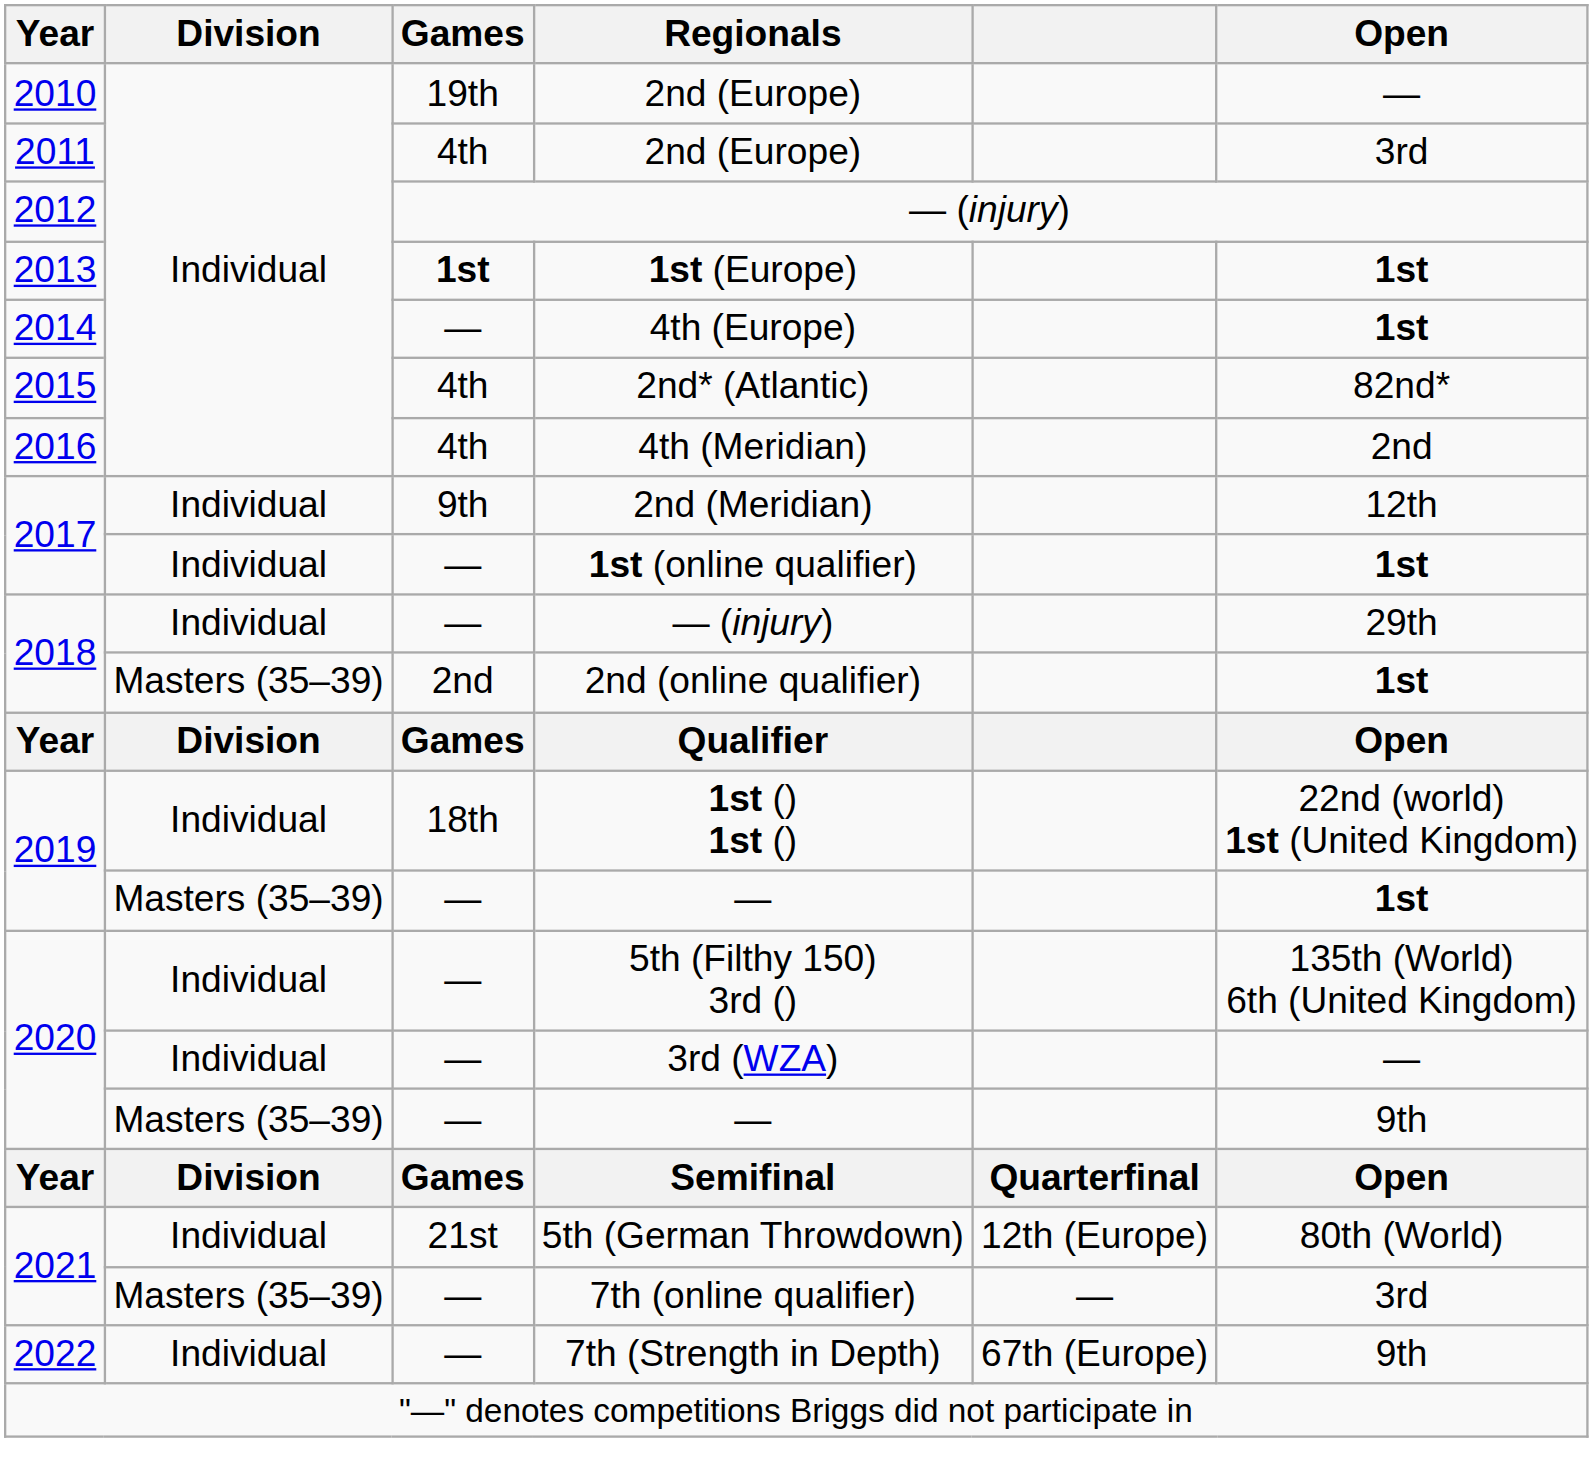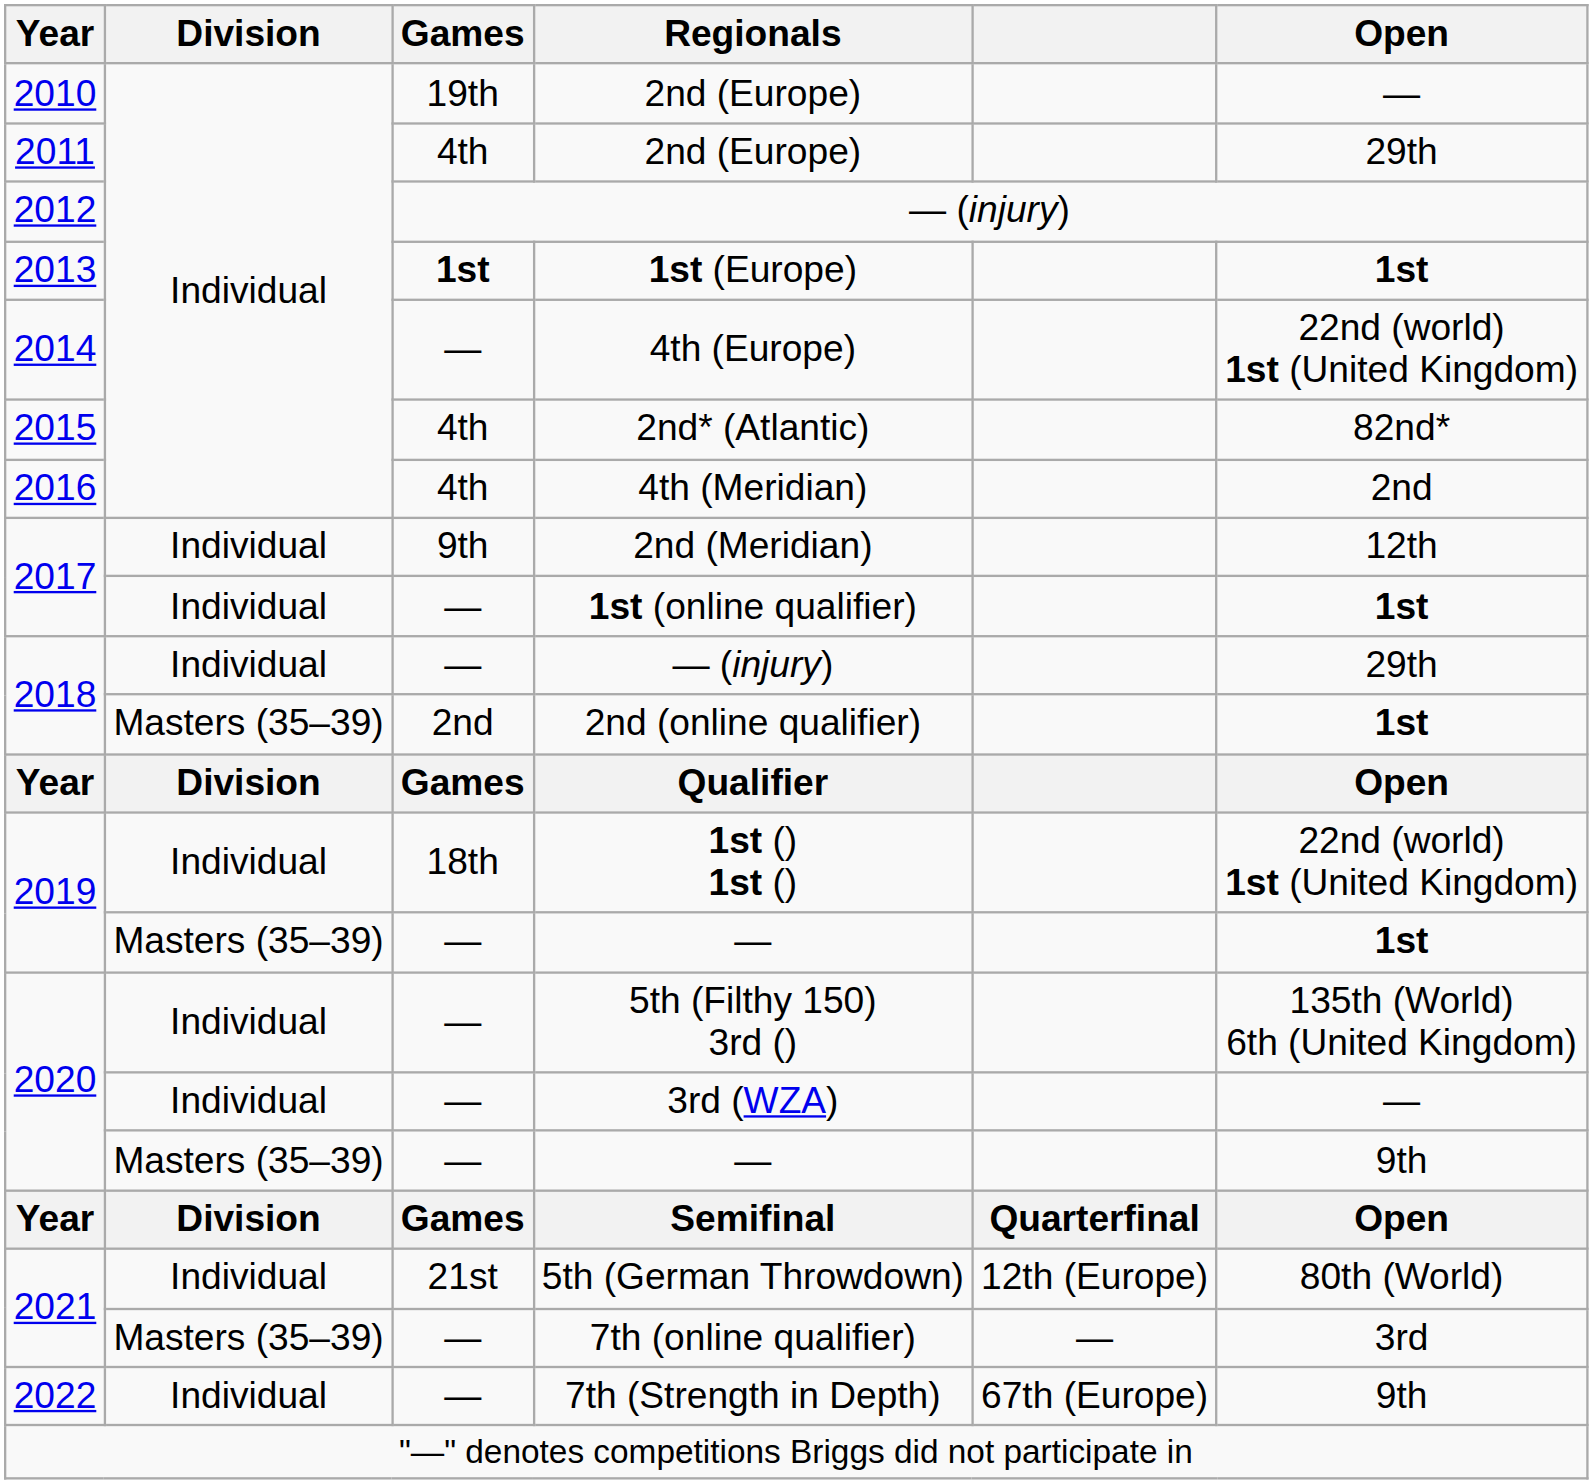(1402, 151) 3rd -> (1402, 151) 29th
(1402, 328) 1st -> (1402, 349) 22nd (world) 1st (United Kingdom)
